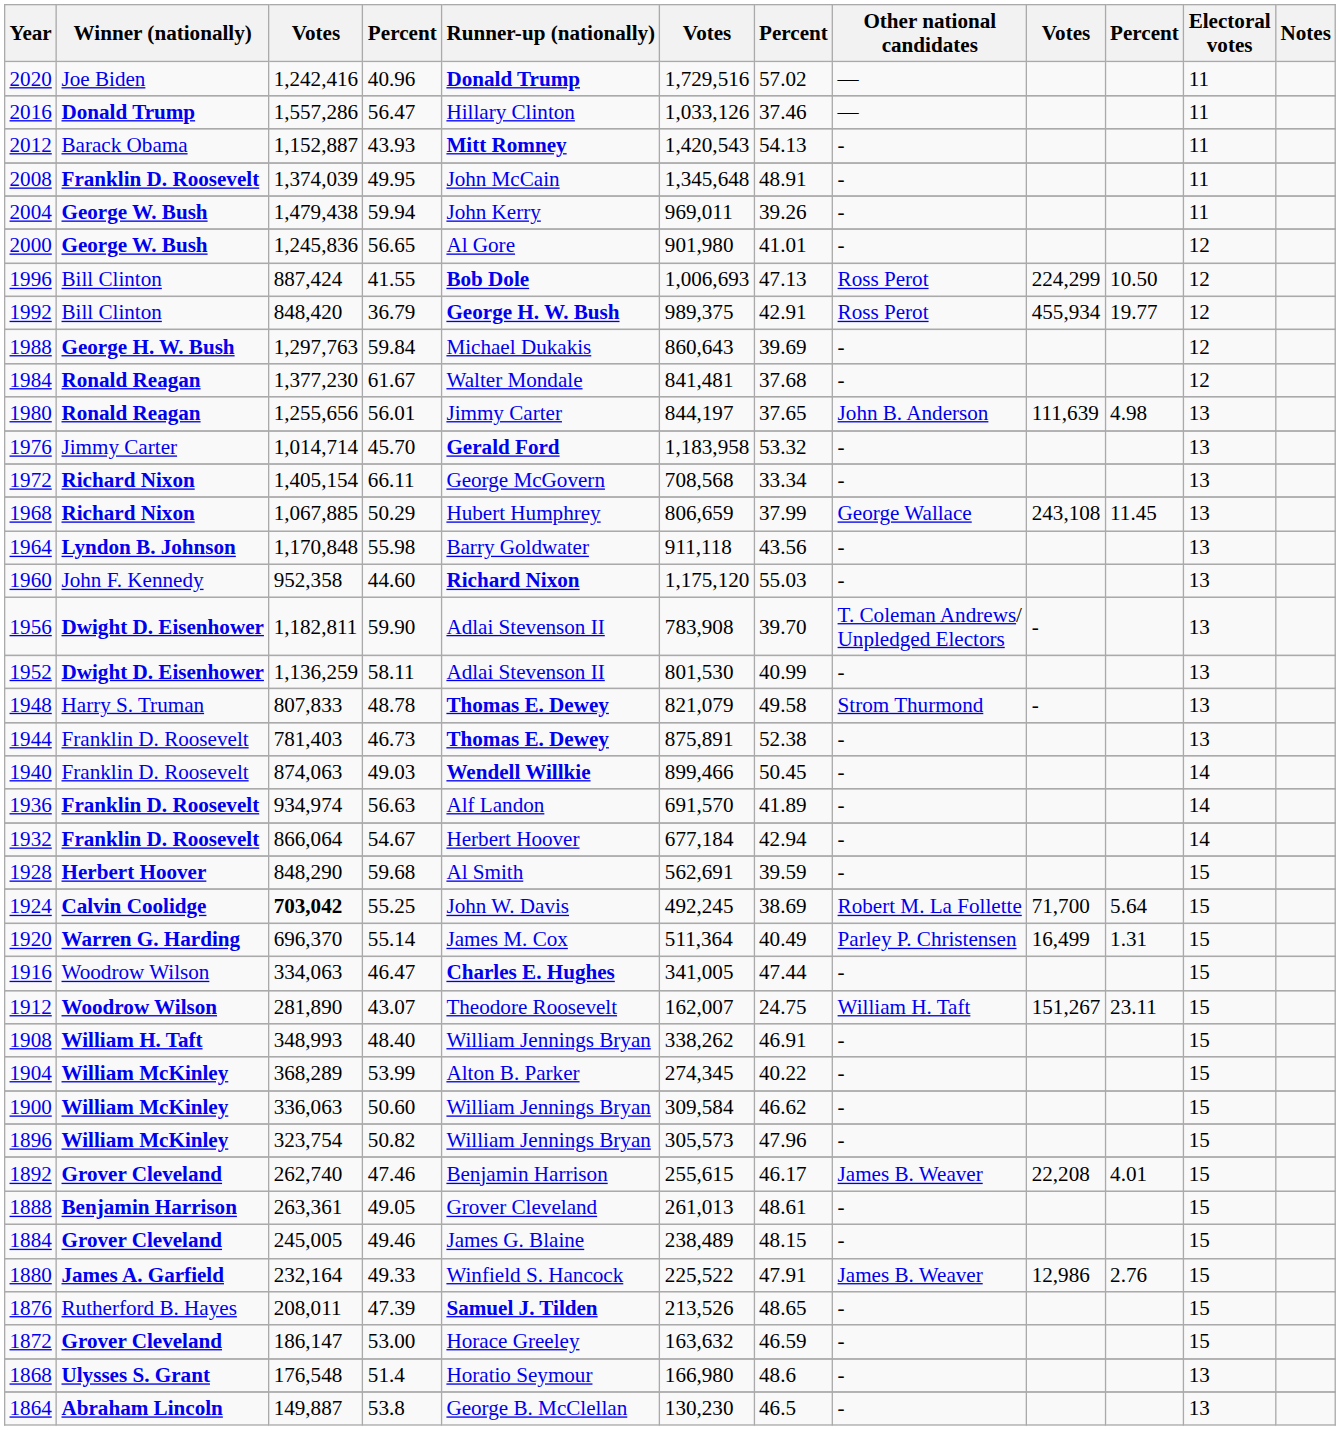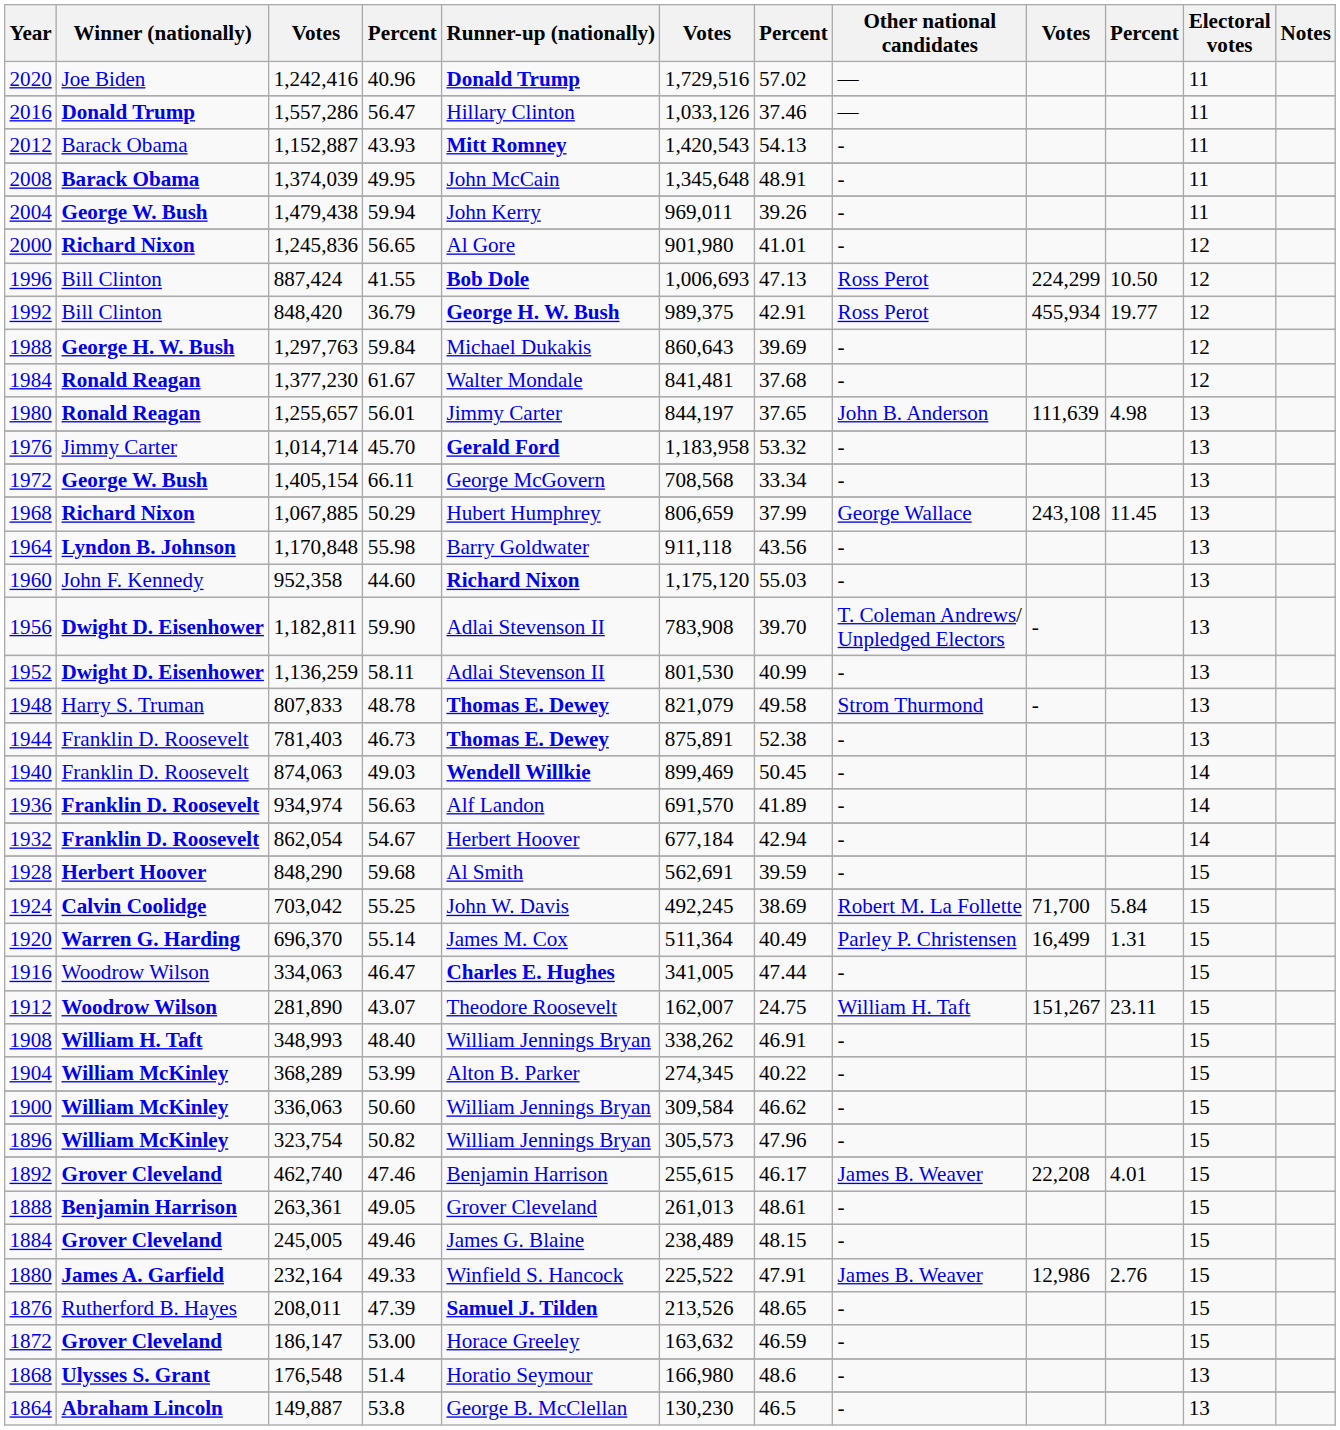(160, 178) Franklin D. Roosevelt -> (130, 178) Barack Obama
(135, 245) George W. Bush -> (128, 245) Richard Nixon
(316, 413) 1,255,656 -> (316, 413) 1,255,657
(128, 480) Richard Nixon -> (135, 480) George W. Bush
(699, 772) 899,466 -> (699, 772) 899,469
(308, 839) 866,064 -> (308, 839) 862,054
(308, 906) bold -> (308, 906) normal
(1129, 906) 5.64 -> (1129, 906) 5.84
(308, 1174) 262,740 -> (308, 1174) 462,740
